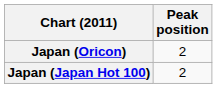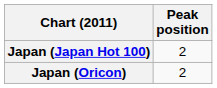rows swapped: (79, 72) <-> (79, 51)
